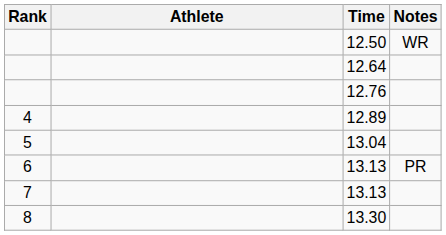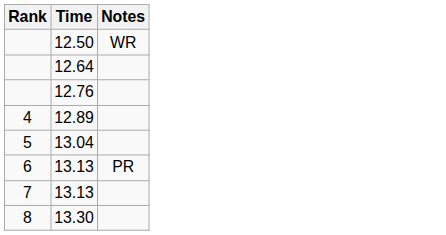- column: (197, 17)
